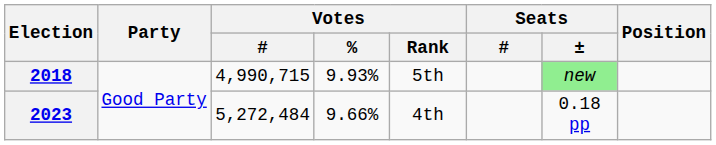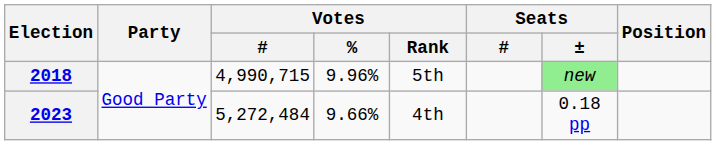(352, 76) 9.93% -> (352, 76) 9.96%
